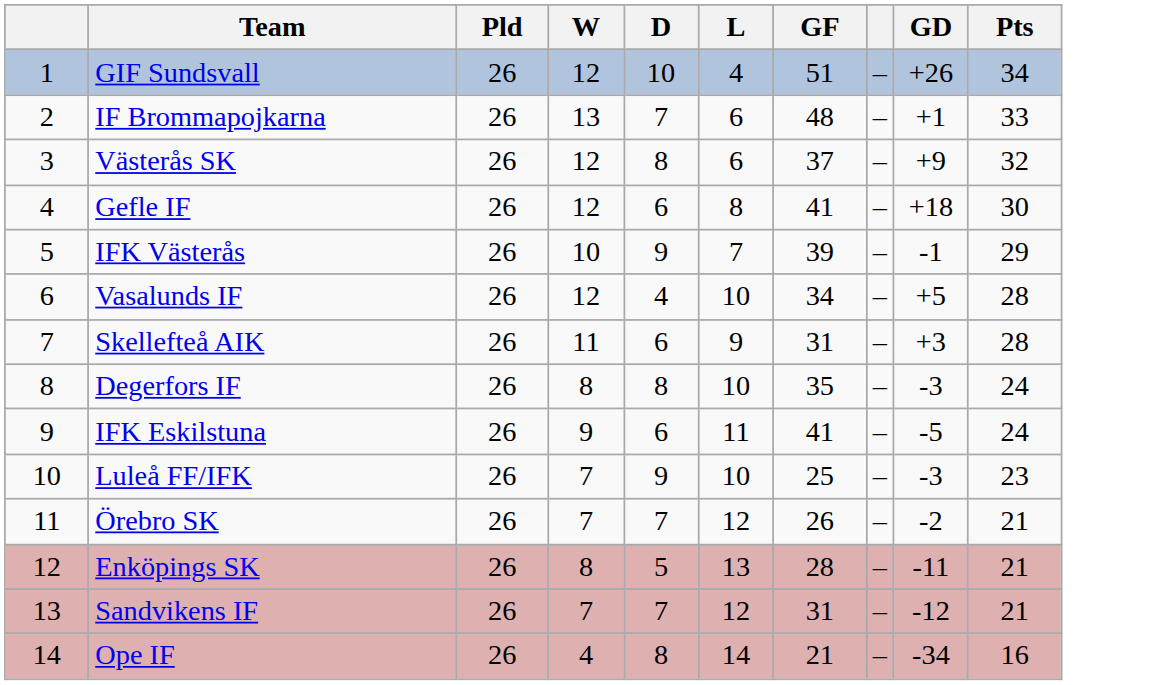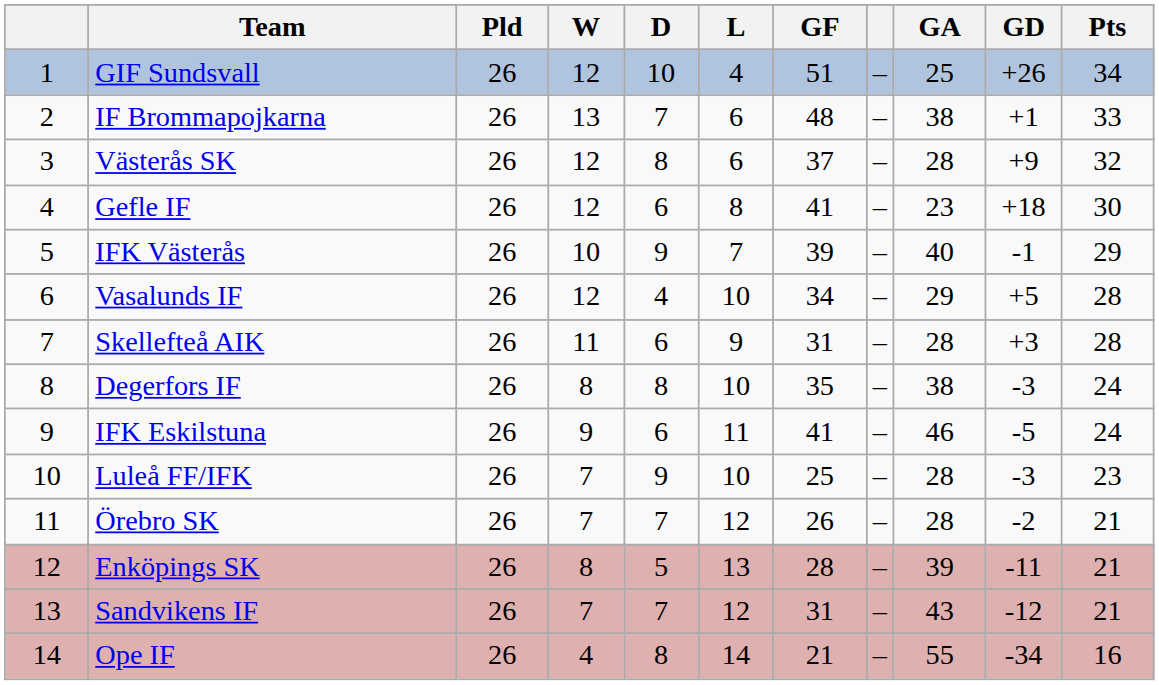+ column: (940, 26)
